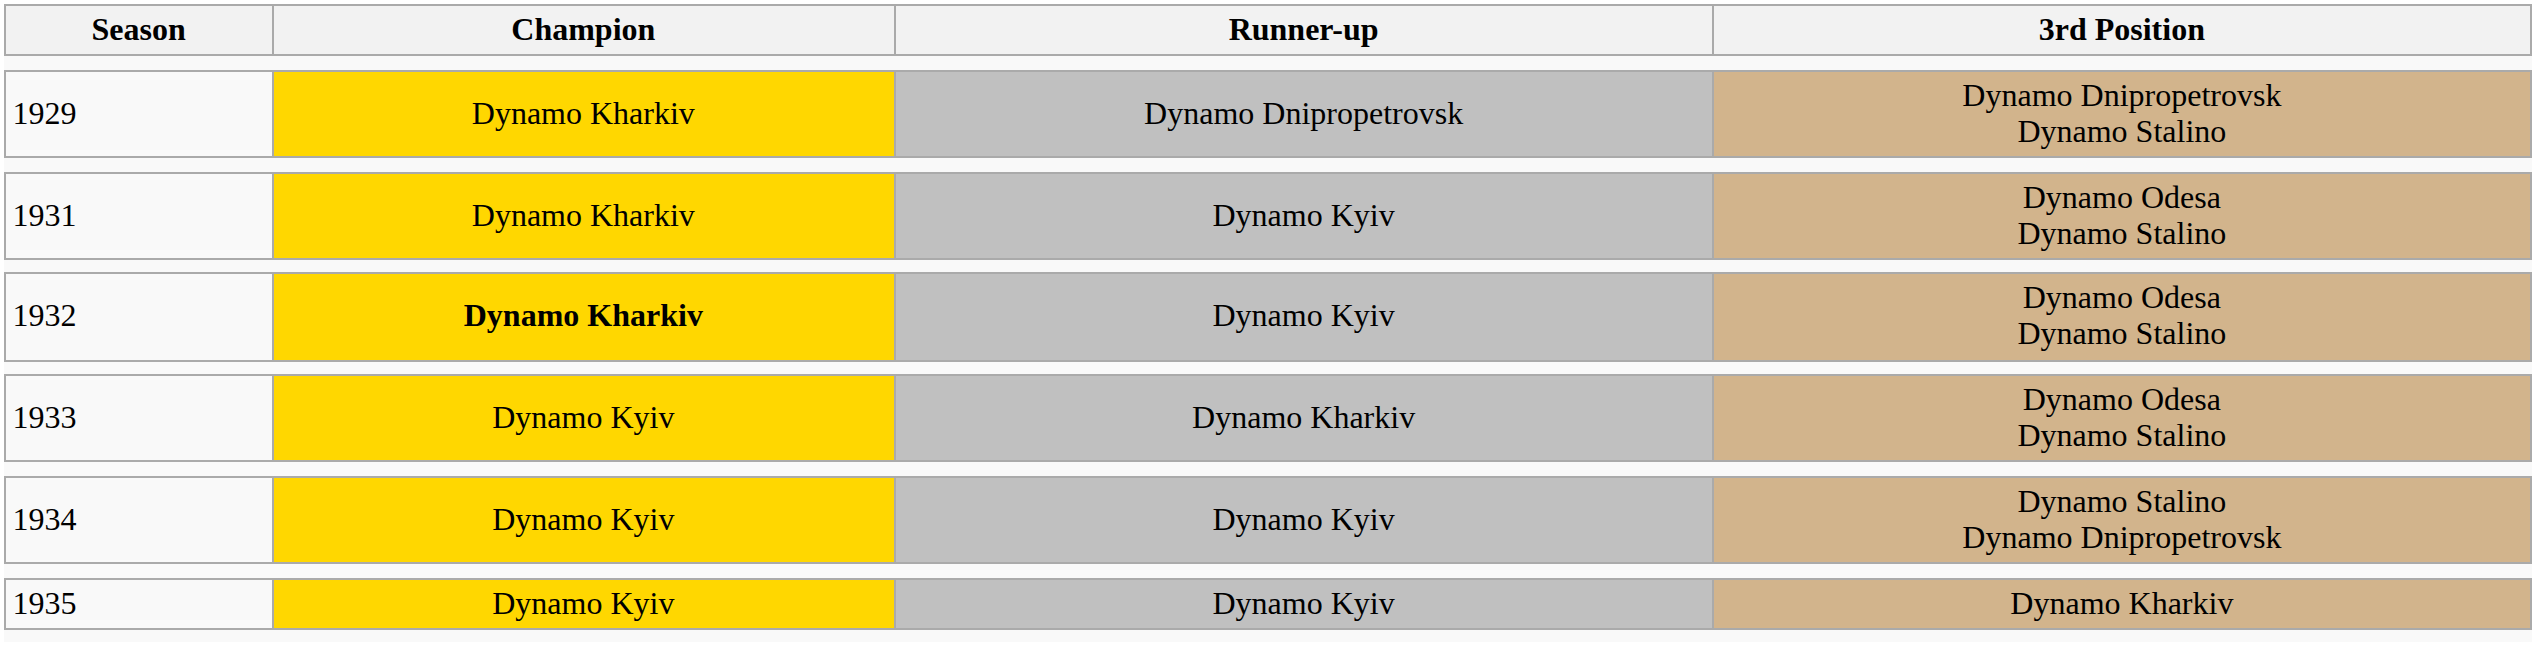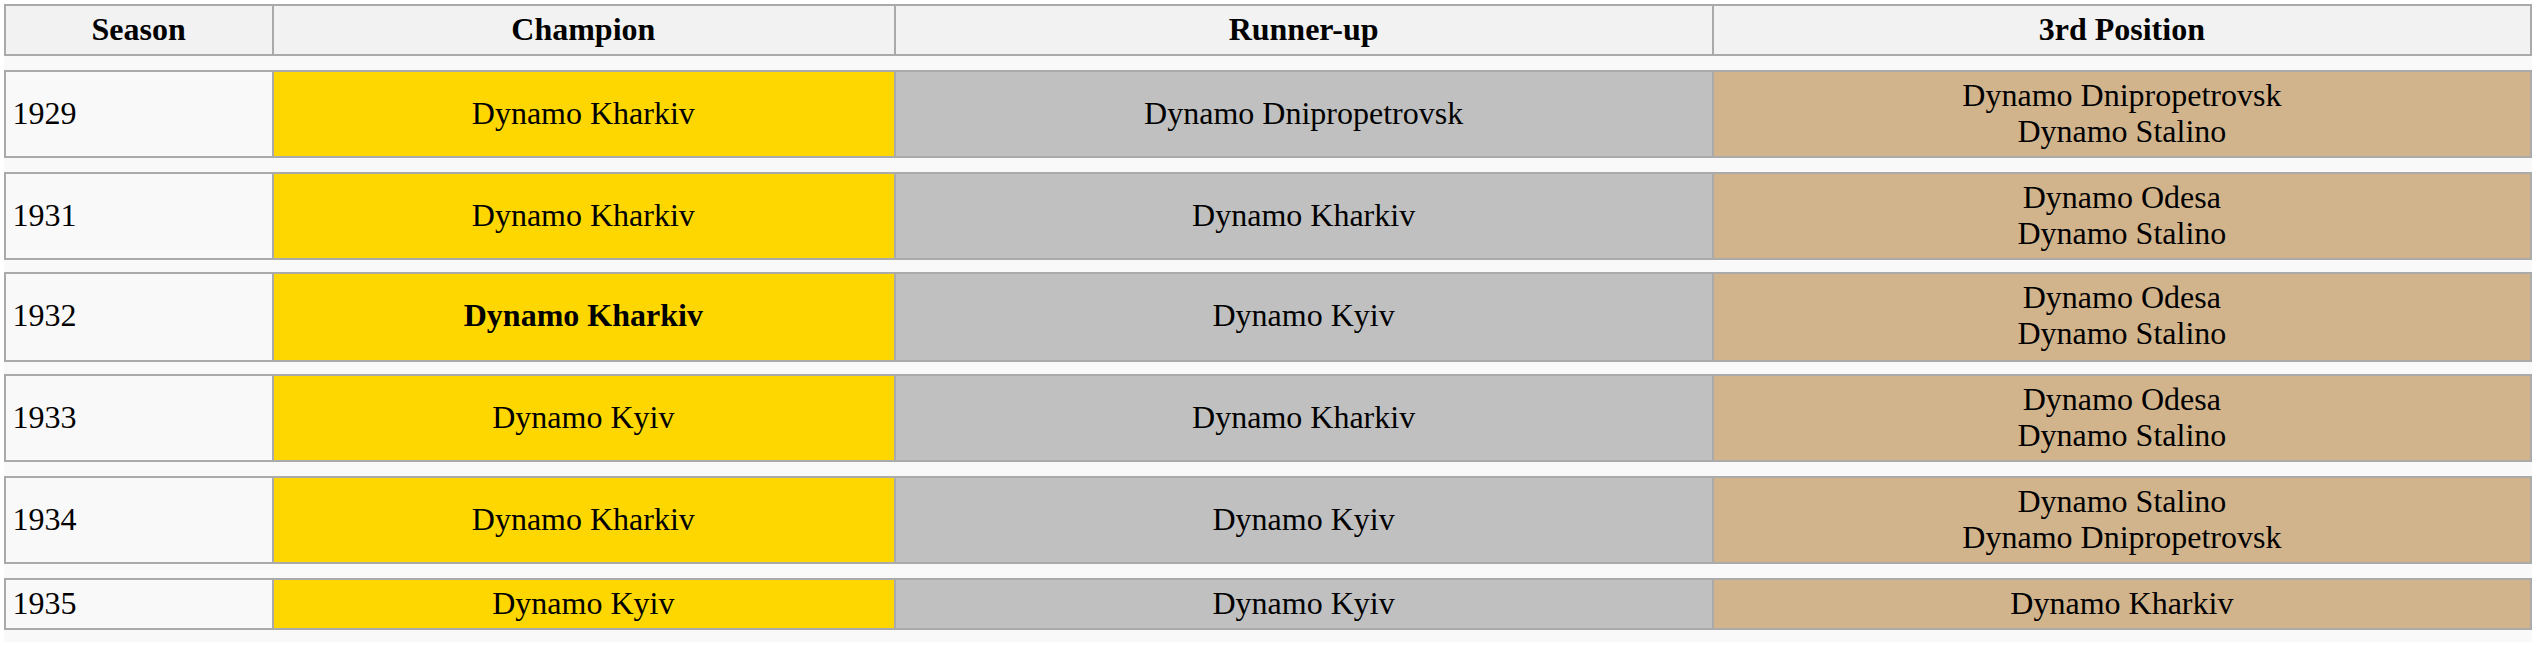(1304, 214) Dynamo Kyiv -> (1304, 214) Dynamo Kharkiv
(583, 519) Dynamo Kyiv -> (583, 519) Dynamo Kharkiv
